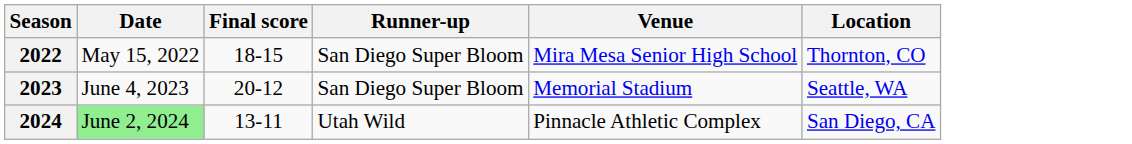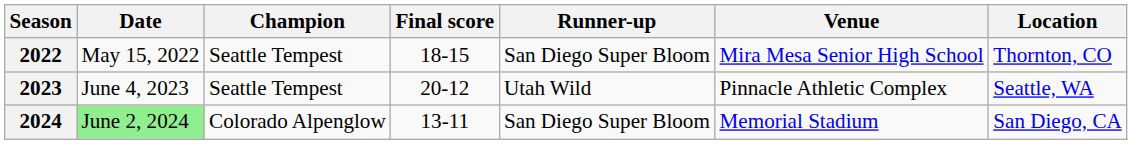+ column: (297, 21)
(421, 88) San Diego Super Bloom -> (548, 88) Utah Wild
(613, 88) Memorial Stadium -> (833, 88) Pinnacle Athletic Complex
(361, 121) Utah Wild -> (607, 121) San Diego Super Bloom
(647, 121) Pinnacle Athletic Complex -> (799, 121) Memorial Stadium
